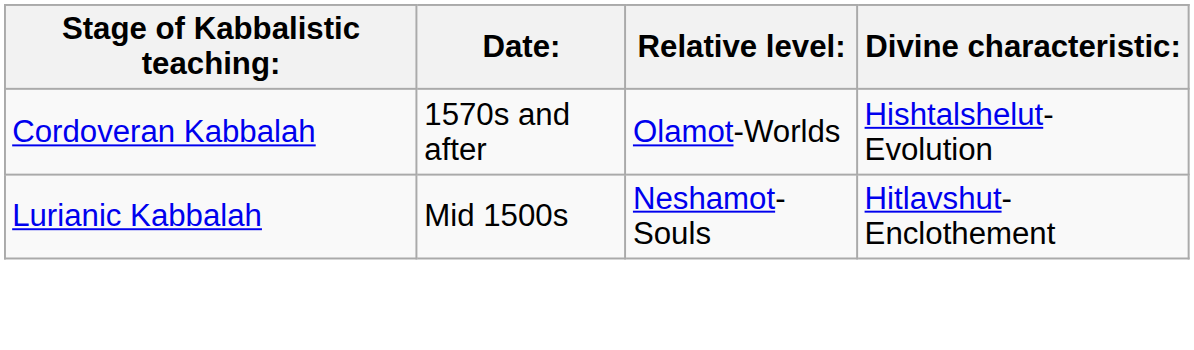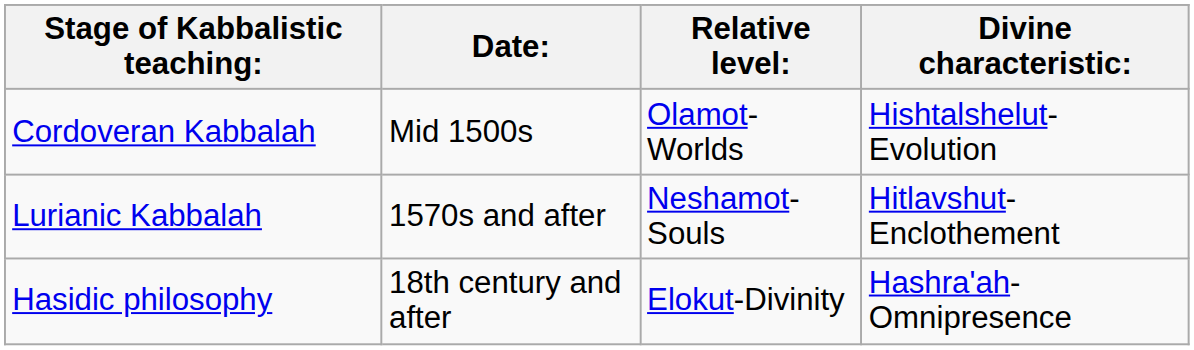(497, 131) 1570s and after -> (461, 131) Mid 1500s
(496, 215) Mid 1500s -> (497, 215) 1570s and after
+ row: (142, 300)
